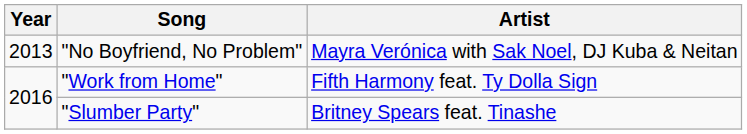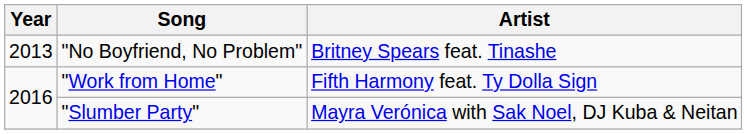(524, 50) Mayra Verónica with Sak Noel, DJ Kuba & Neitan -> (434, 50) Britney Spears feat. Tinashe
(434, 112) Britney Spears feat. Tinashe -> (524, 112) Mayra Verónica with Sak Noel, DJ Kuba & Neitan
